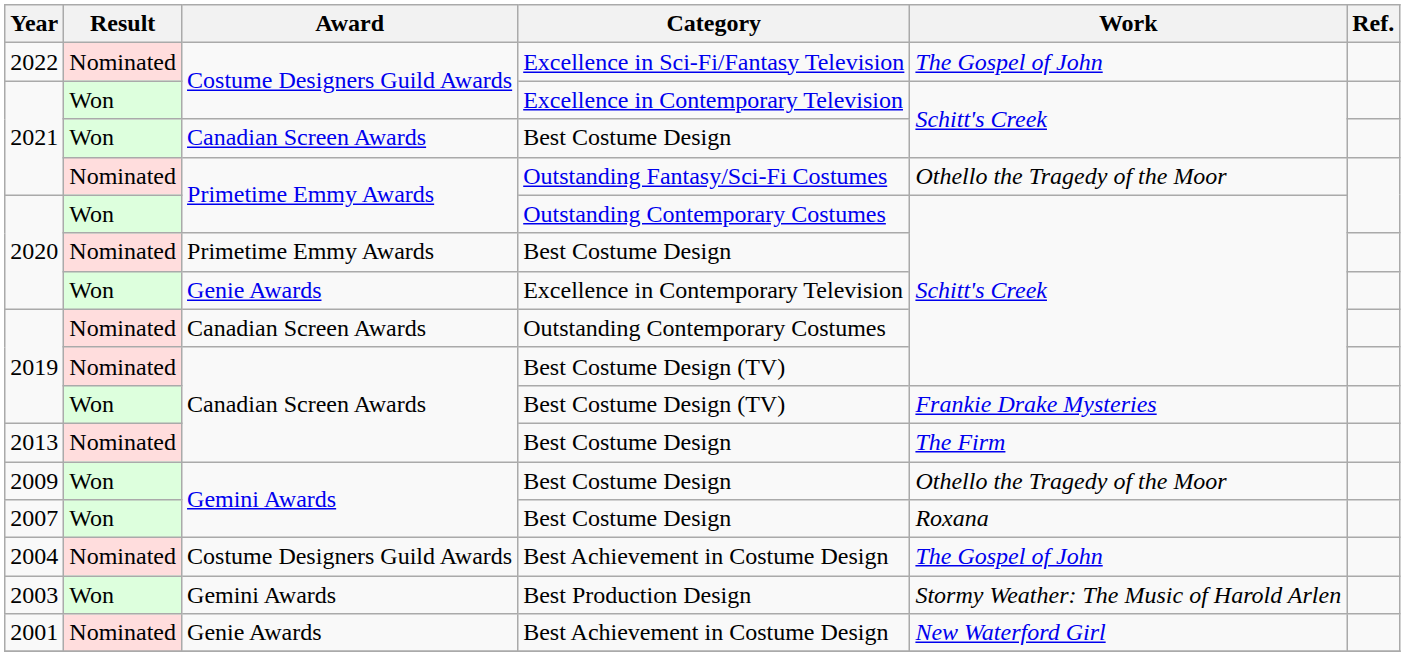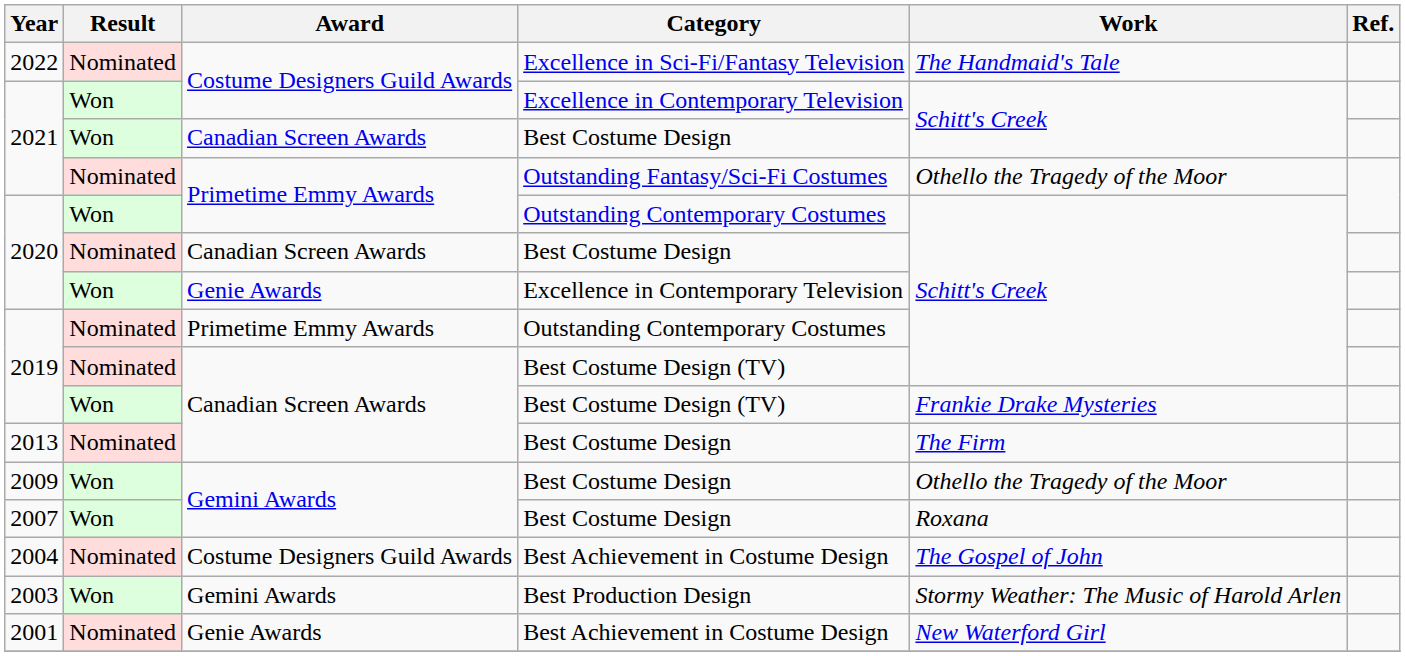(1009, 61) The Gospel of John -> (1018, 61) The Handmaid's Tale
(311, 251) Primetime Emmy Awards -> (307, 251) Canadian Screen Awards
(307, 328) Canadian Screen Awards -> (311, 328) Primetime Emmy Awards
